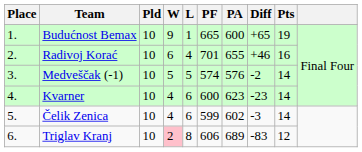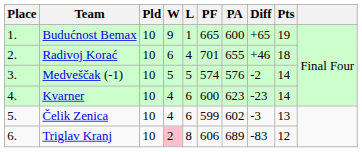(284, 55) 16 -> (284, 55) 18
(284, 116) 14 -> (284, 116) 13
